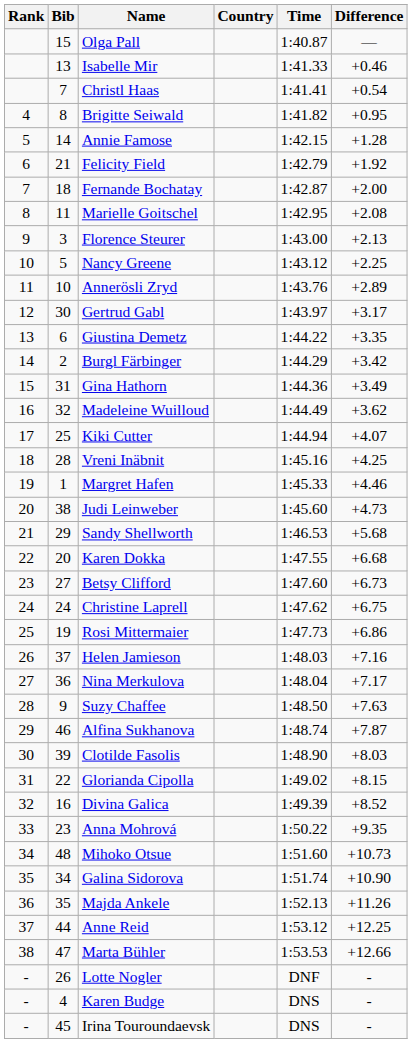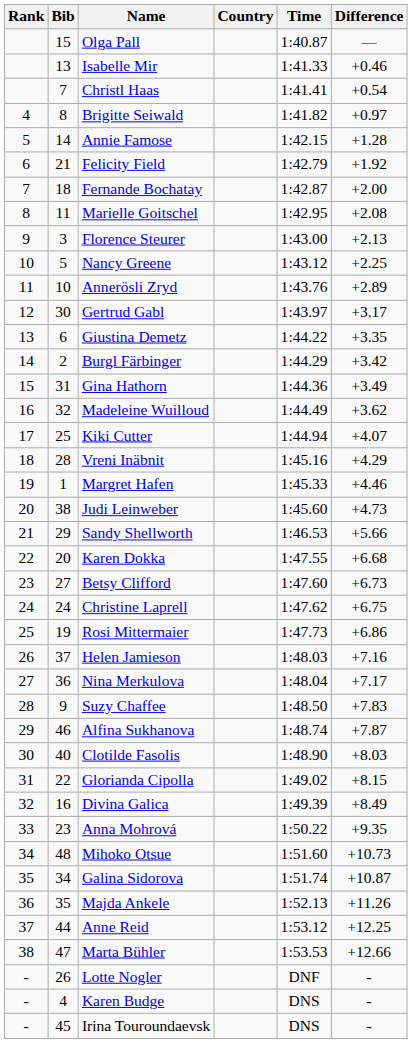(369, 115) +0.95 -> (369, 115) +0.97
(369, 459) +4.25 -> (369, 459) +4.29
(369, 533) +5.68 -> (369, 533) +5.66
(369, 705) +7.63 -> (369, 705) +7.83
(63, 755) 39 -> (63, 755) 40
(369, 804) +8.52 -> (369, 804) +8.49
(369, 878) +10.90 -> (369, 878) +10.87
